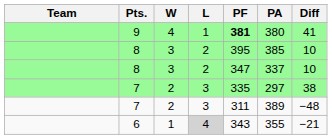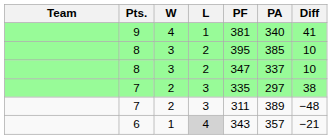(240, 32) bold -> (240, 32) normal
(275, 32) 380 -> (275, 32) 340
(275, 124) 355 -> (275, 124) 357
